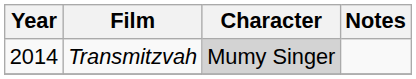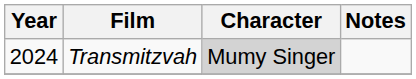(34, 56) 2014 -> (34, 56) 2024
